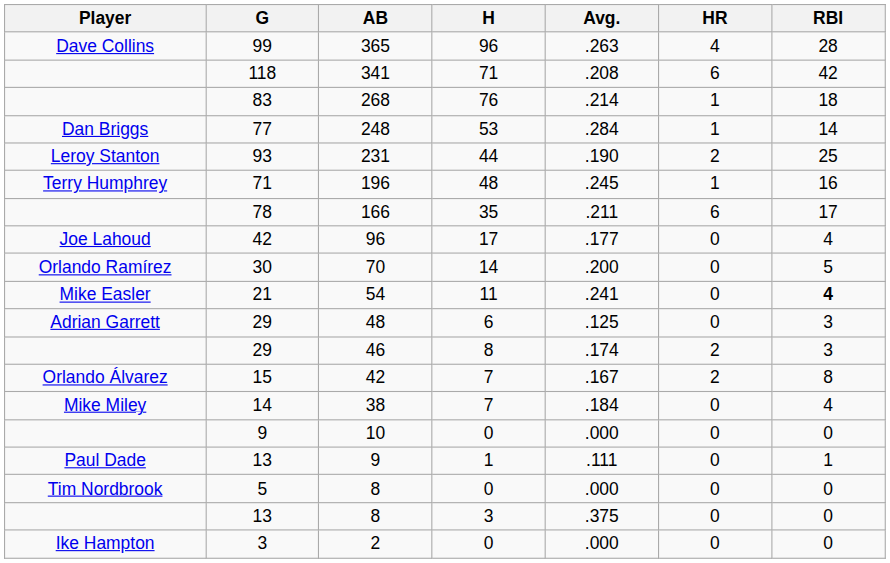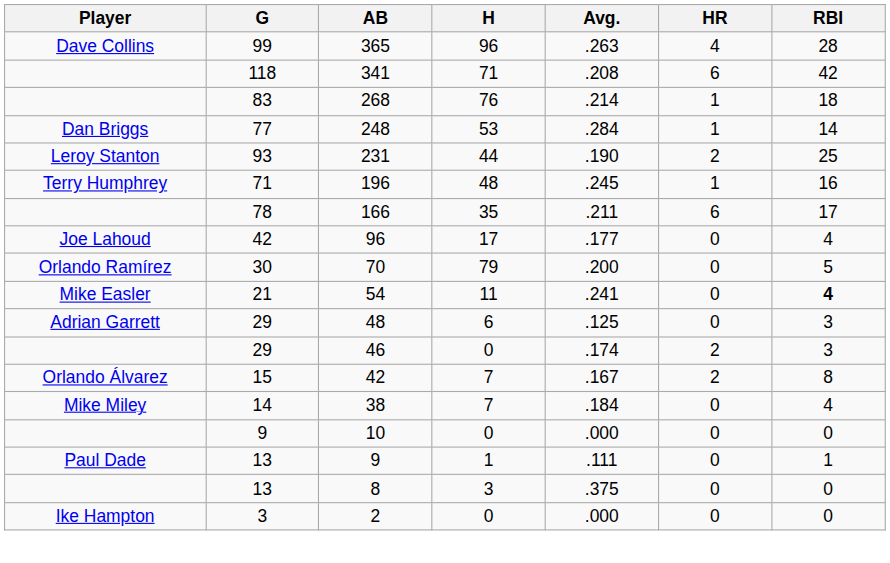(489, 267) 14 -> (489, 267) 79
(489, 350) 8 -> (489, 350) 0
- row: (262, 488)
